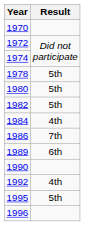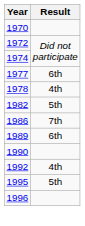+ row: (17, 74)
(55, 74) 5th -> (55, 89) 4th
- row: (17, 89)
- row: (17, 120)
